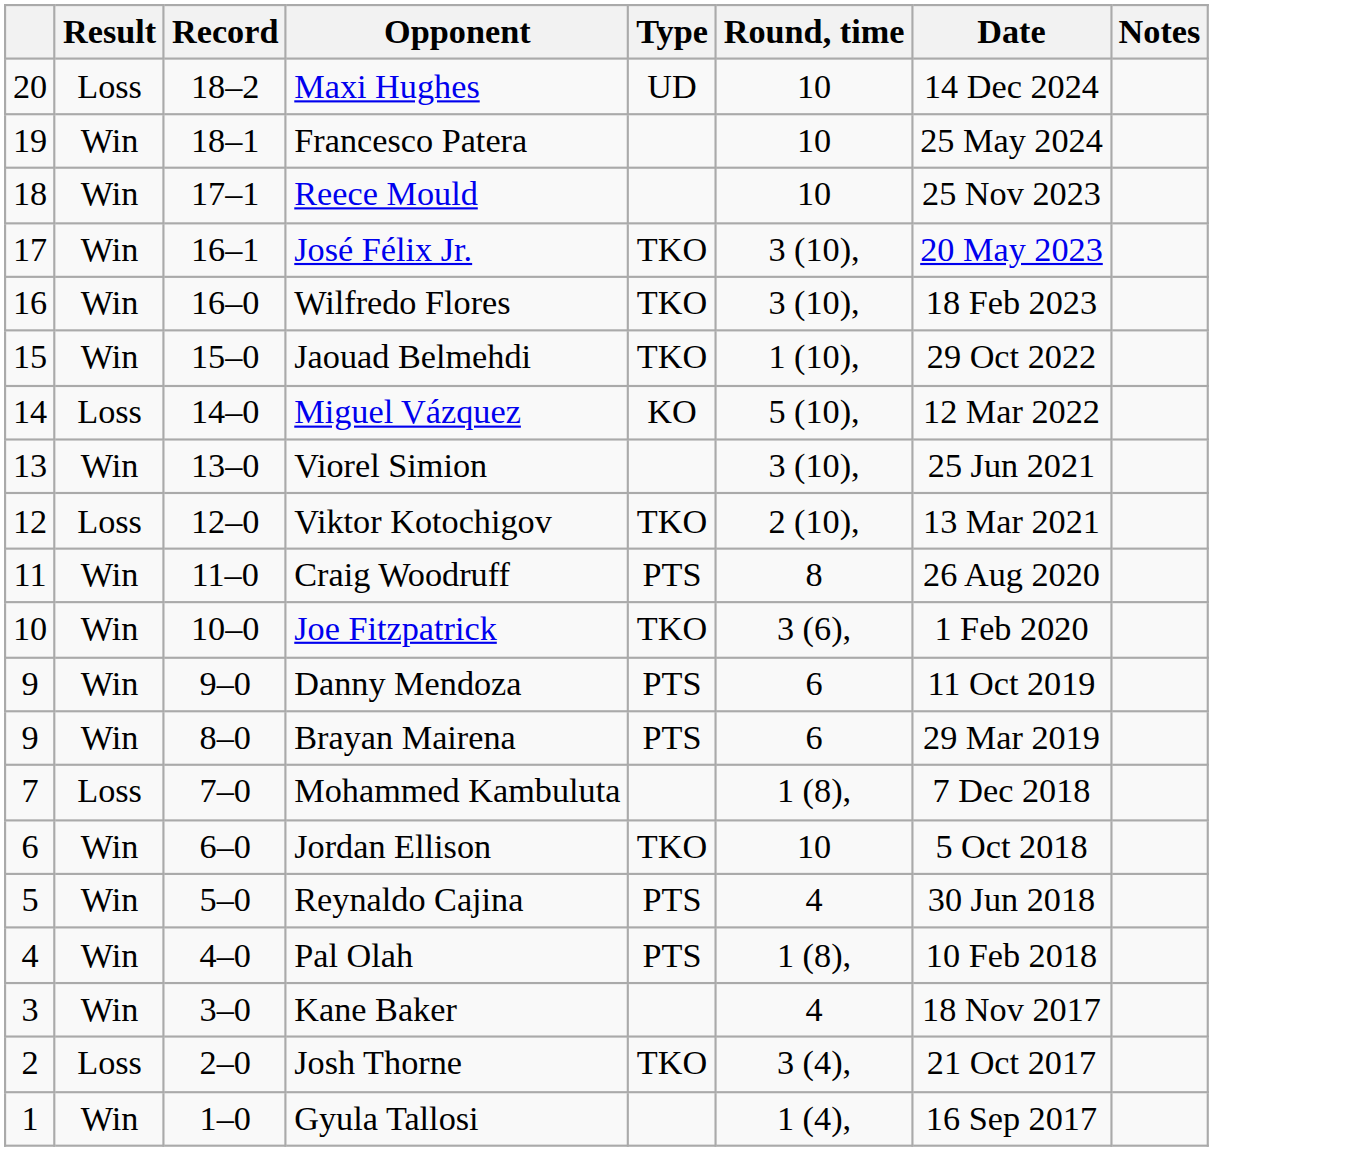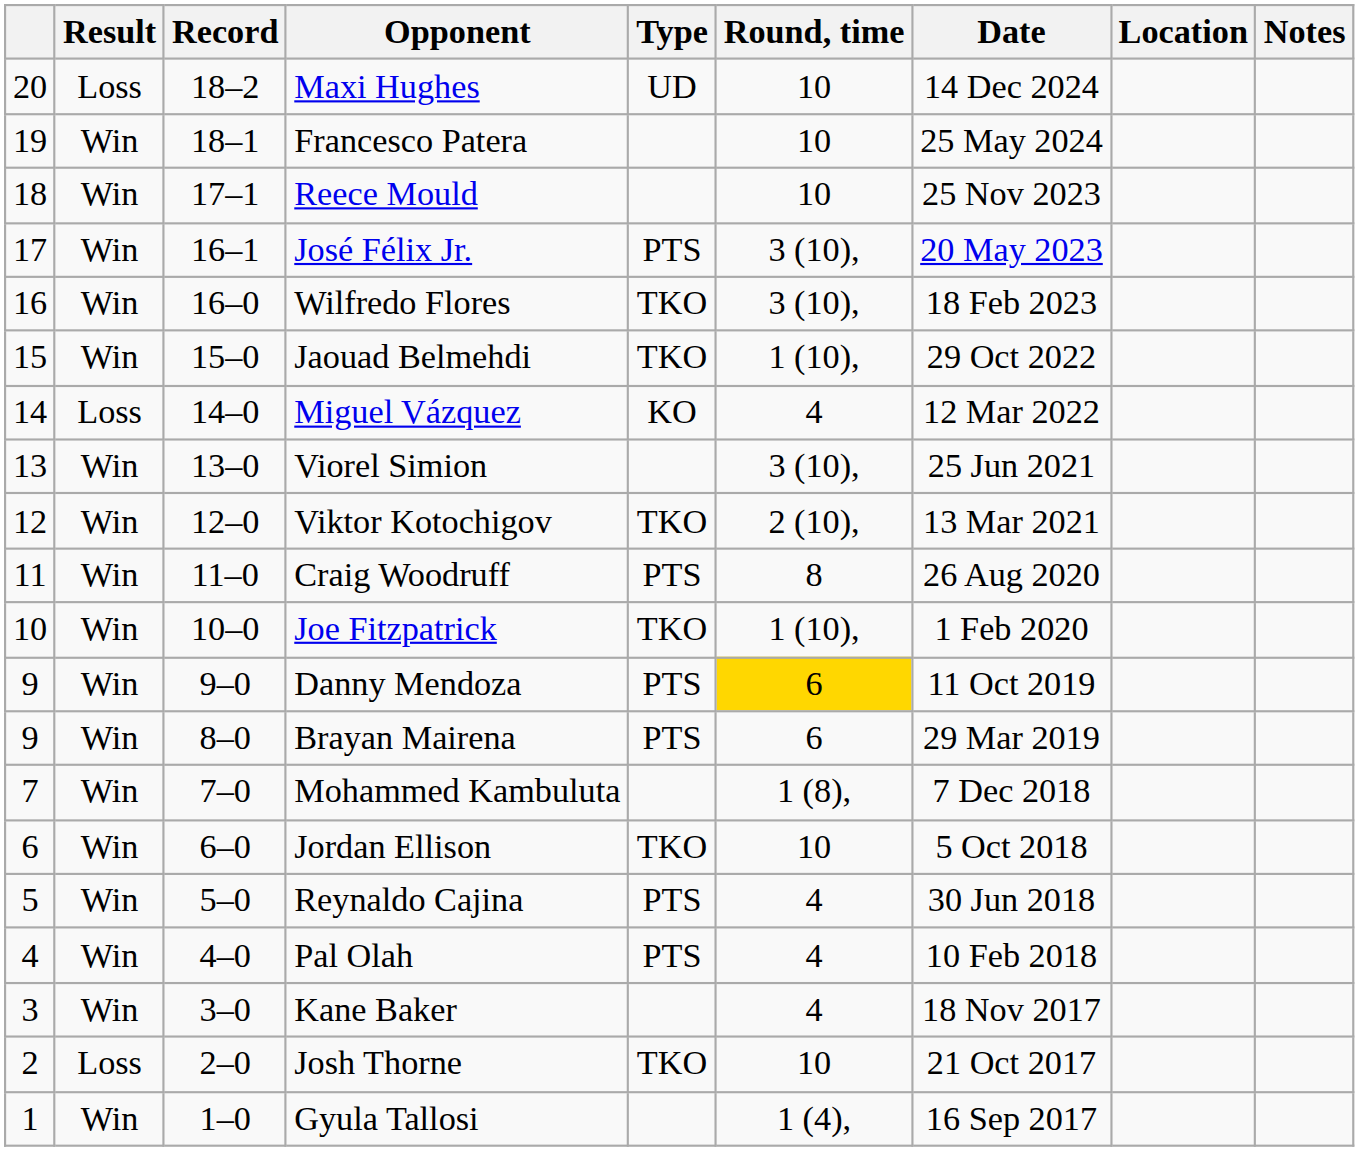+ column: (1183, 31)
(672, 248) TKO -> (672, 248) PTS
(814, 411) 5 (10), -> (814, 411) 4
(110, 520) Loss -> (110, 520) Win
(814, 628) 3 (6), -> (814, 628) 1 (10),
(814, 683) no background -> (814, 683) gold background
(110, 791) Loss -> (110, 791) Win
(814, 954) 1 (8), -> (814, 954) 4
(814, 1063) 3 (4), -> (814, 1063) 10
